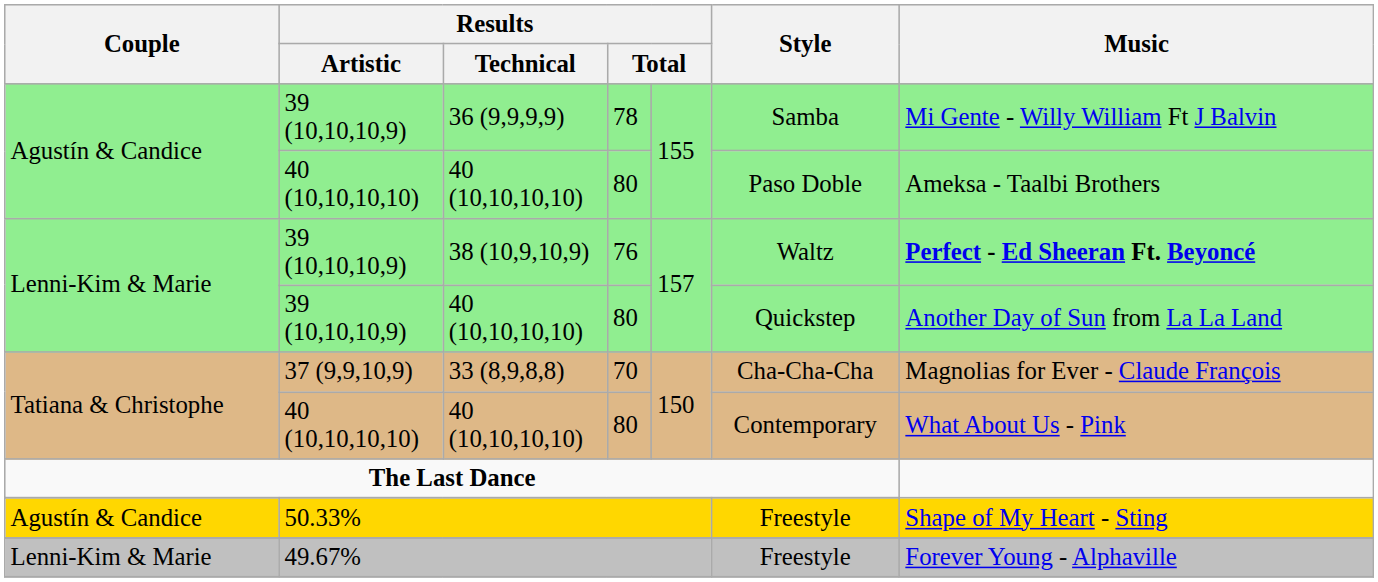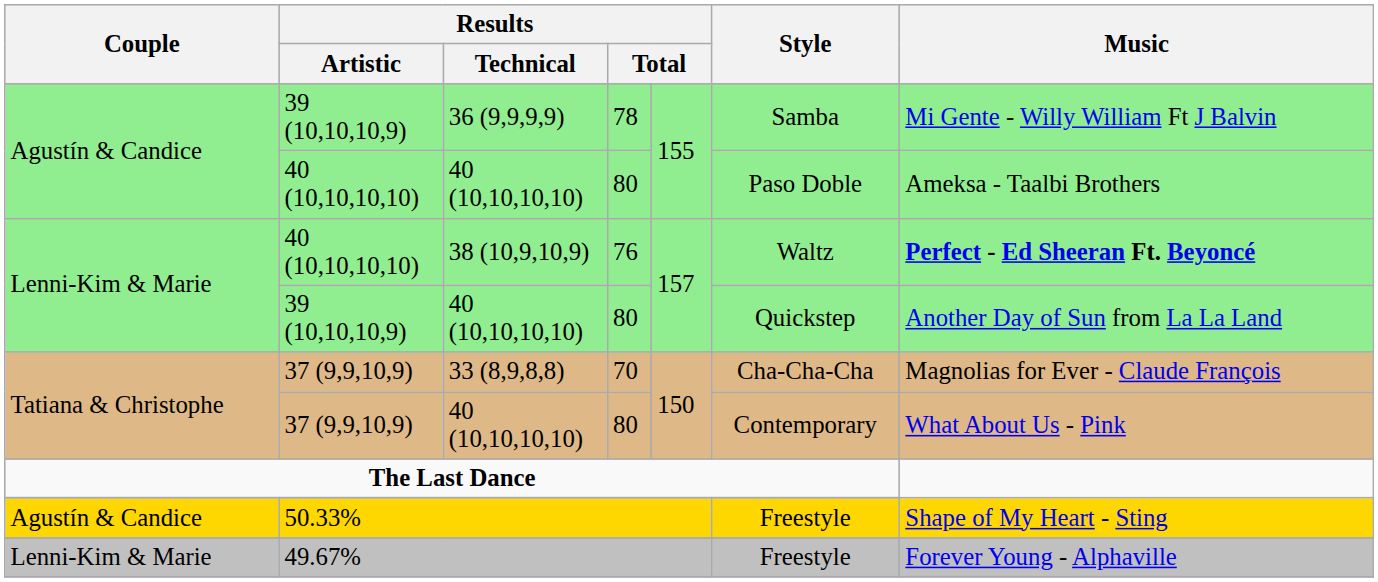(346, 251) 39 (10,10,10,9) -> (352, 251) 40 (10,10,10,10)
(352, 425) 40 (10,10,10,10) -> (349, 425) 37 (9,9,10,9)
